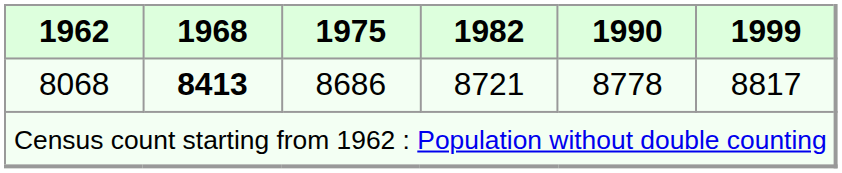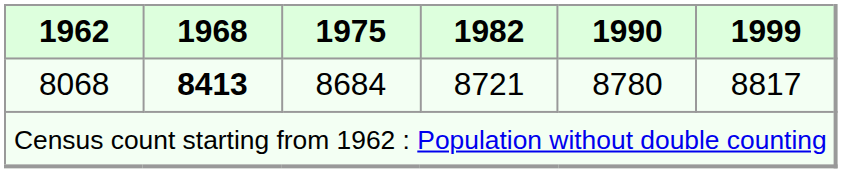(351, 84) 8686 -> (351, 84) 8684
(627, 84) 8778 -> (627, 84) 8780
